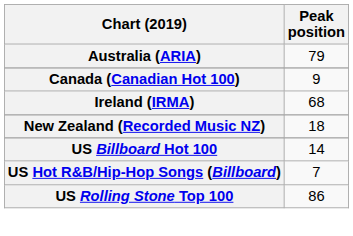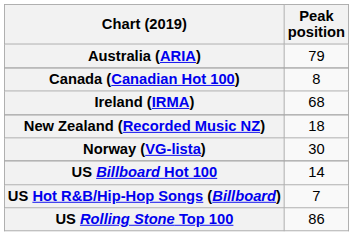(316, 79) 9 -> (316, 79) 8
+ row: (144, 149)
